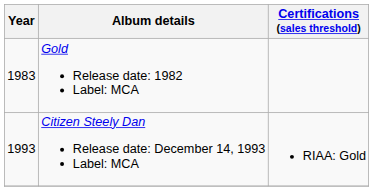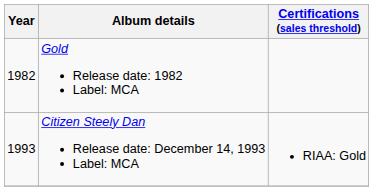(21, 75) 1983 -> (21, 75) 1982
